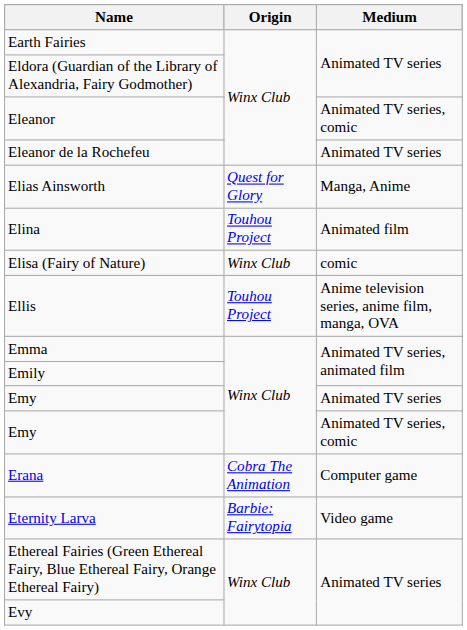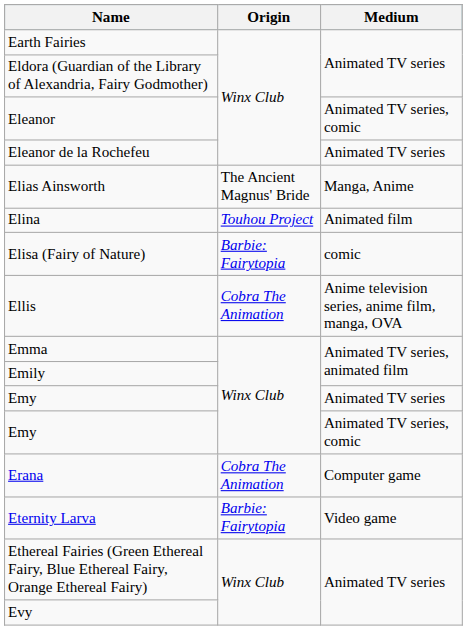(255, 186) Quest for Glory -> (265, 186) The Ancient Magnus' Bride
(259, 263) Winx Club -> (253, 254) Barbie: Fairytopia
(249, 306) Touhou Project -> (253, 306) Cobra The Animation
